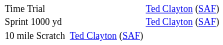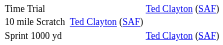rows swapped: (33, 22) <-> (35, 35)
